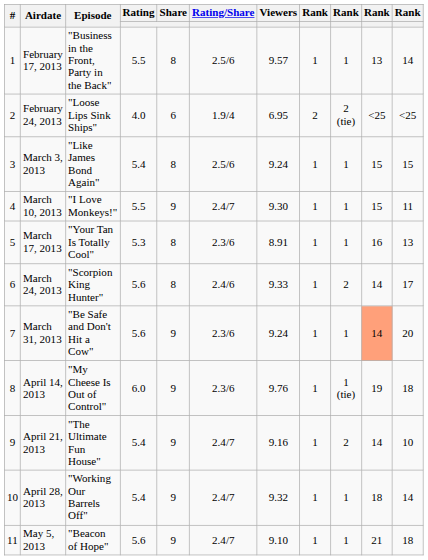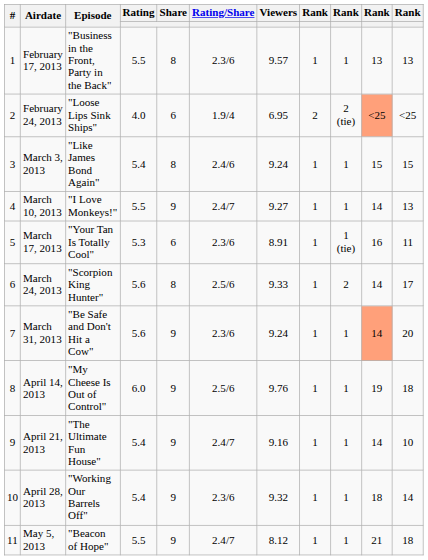(223, 60) 2.5/6 -> (223, 60) 2.3/6
(408, 60) 14 -> (408, 60) 13
(377, 115) no background -> (377, 115) lightsalmon background
(223, 164) 2.5/6 -> (223, 164) 2.4/6
(278, 206) 9.30 -> (278, 206) 9.27
(377, 206) 15 -> (377, 206) 14
(408, 206) 11 -> (408, 206) 13
(173, 242) 8 -> (173, 242) 6
(346, 242) 1 -> (346, 242) 1 (tie)
(408, 242) 13 -> (408, 242) 11
(223, 284) 2.4/6 -> (223, 284) 2.5/6
(223, 388) 2.3/6 -> (223, 388) 2.5/6
(346, 388) 1 (tie) -> (346, 388) 1
(346, 442) 2 -> (346, 442) 1
(223, 497) 2.4/7 -> (223, 497) 2.3/6
(139, 540) 5.6 -> (139, 540) 5.5
(278, 540) 9.10 -> (278, 540) 8.12
